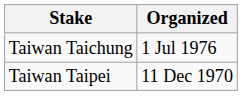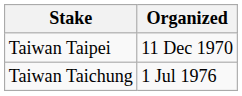rows swapped: (71, 47) <-> (60, 76)
